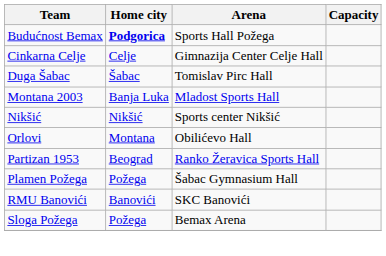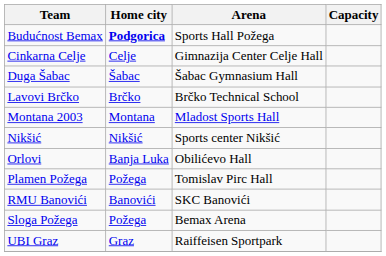(224, 76) Tomislav Pirc Hall -> (236, 76) Šabac Gymnasium Hall
+ row: (43, 96)
(139, 96) Banja Luka -> (132, 117) Montana
(132, 138) Montana -> (139, 158) Banja Luka
- row: (43, 158)
(236, 179) Šabac Gymnasium Hall -> (224, 179) Tomislav Pirc Hall
+ row: (33, 240)
